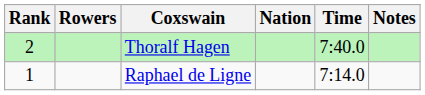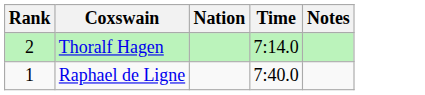- column: (88, 18)
(342, 47) 7:40.0 -> (276, 47) 7:14.0
(342, 75) 7:14.0 -> (276, 75) 7:40.0
